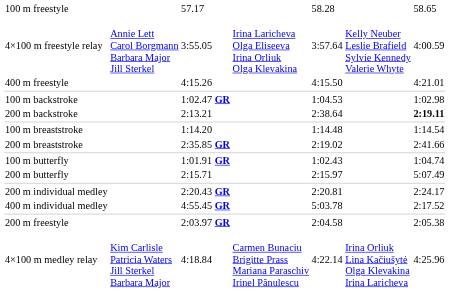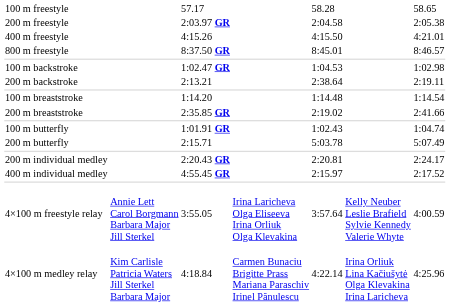rows swapped: (37, 222) <-> (54, 45)
+ row: (37, 51)
(429, 113) bold -> (429, 81) normal
(327, 175) 2:15.97 -> (327, 143) 5:03.78
(327, 205) 5:03.78 -> (327, 173) 2:15.97
